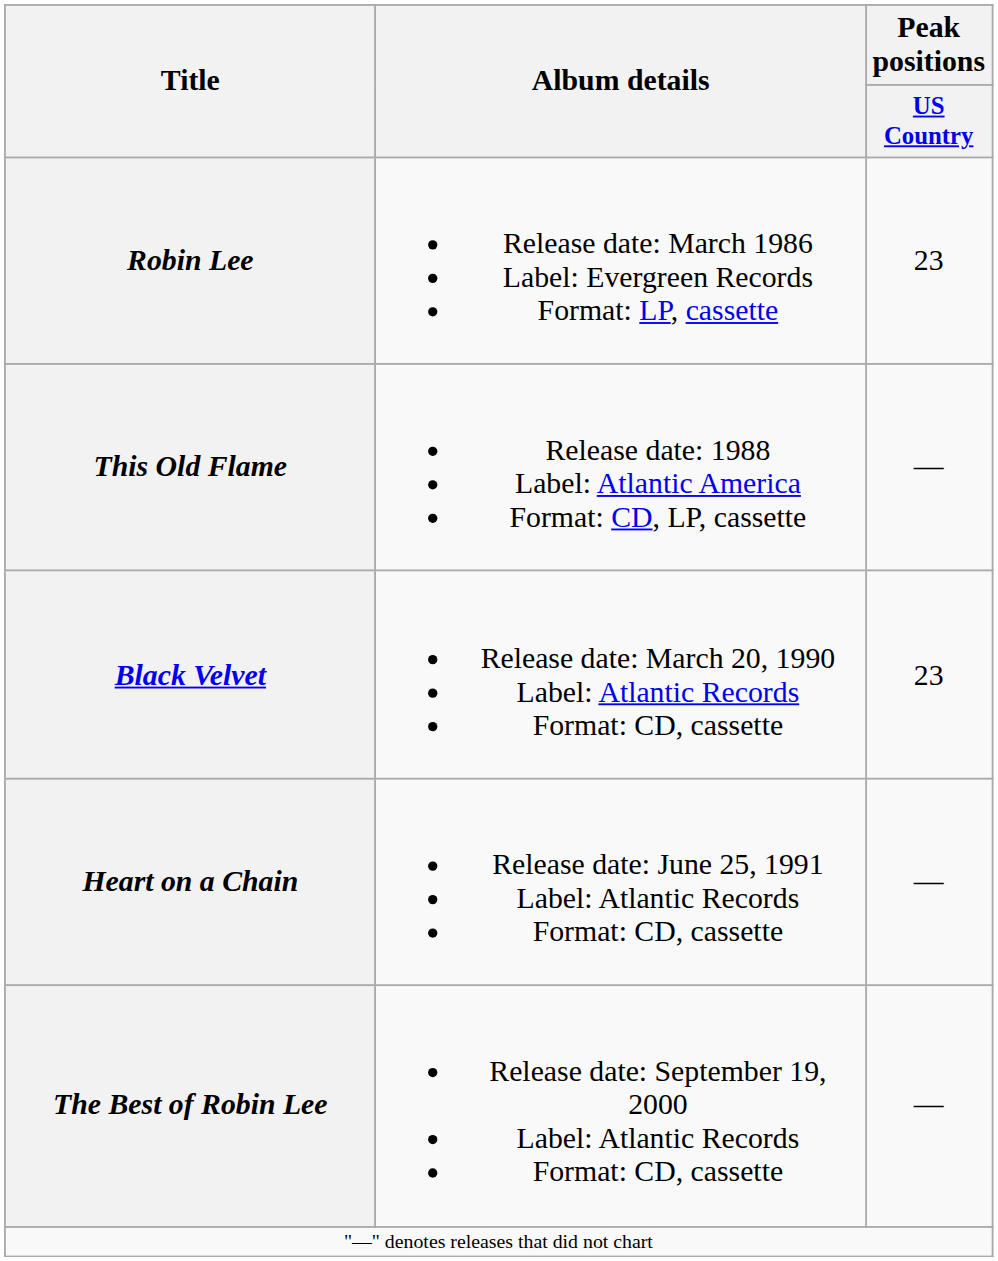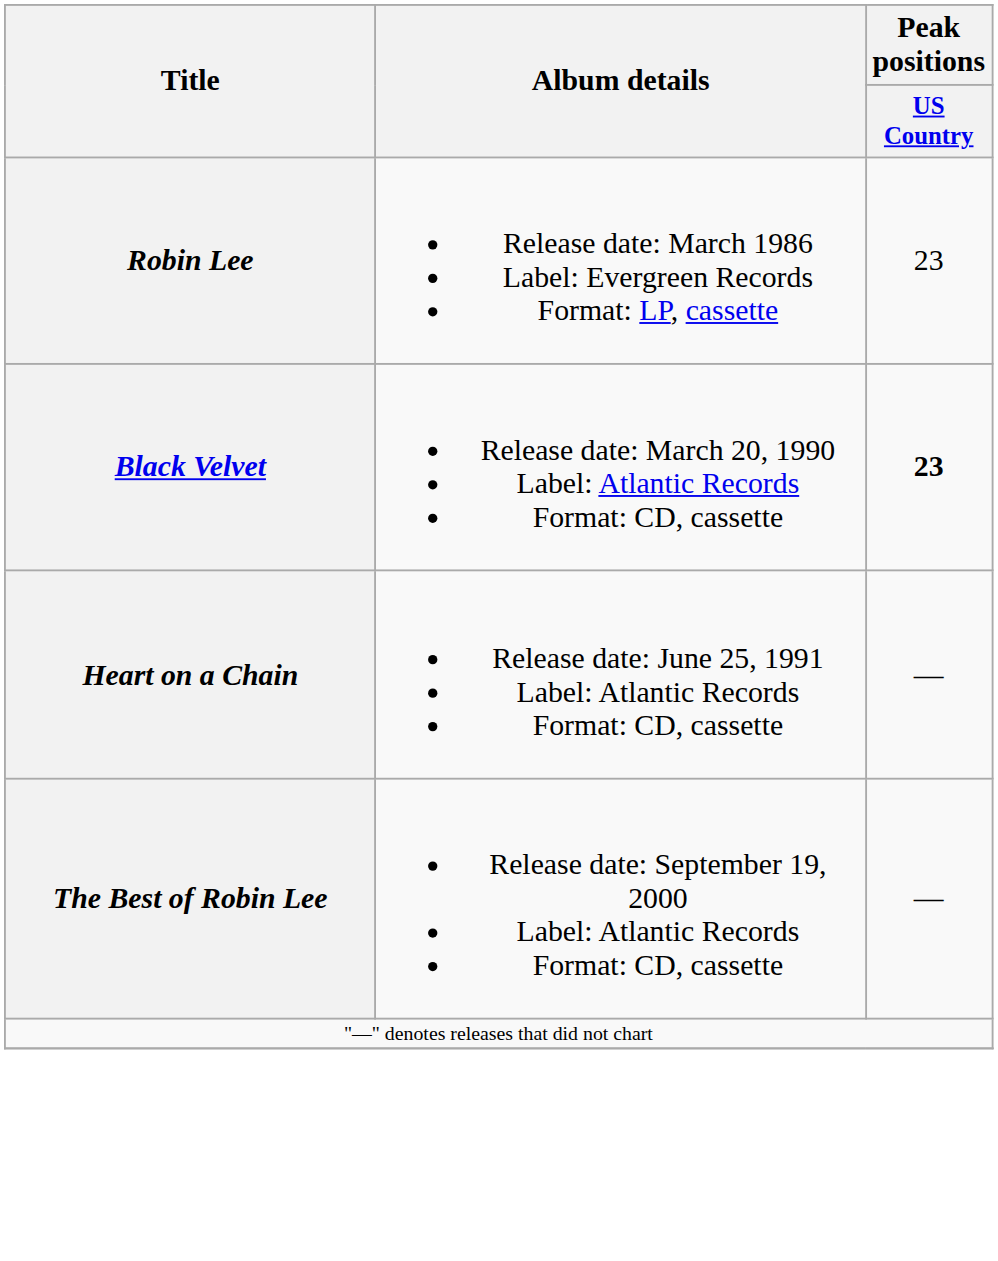- row: (190, 467)
(929, 674) normal -> (929, 467) bold
